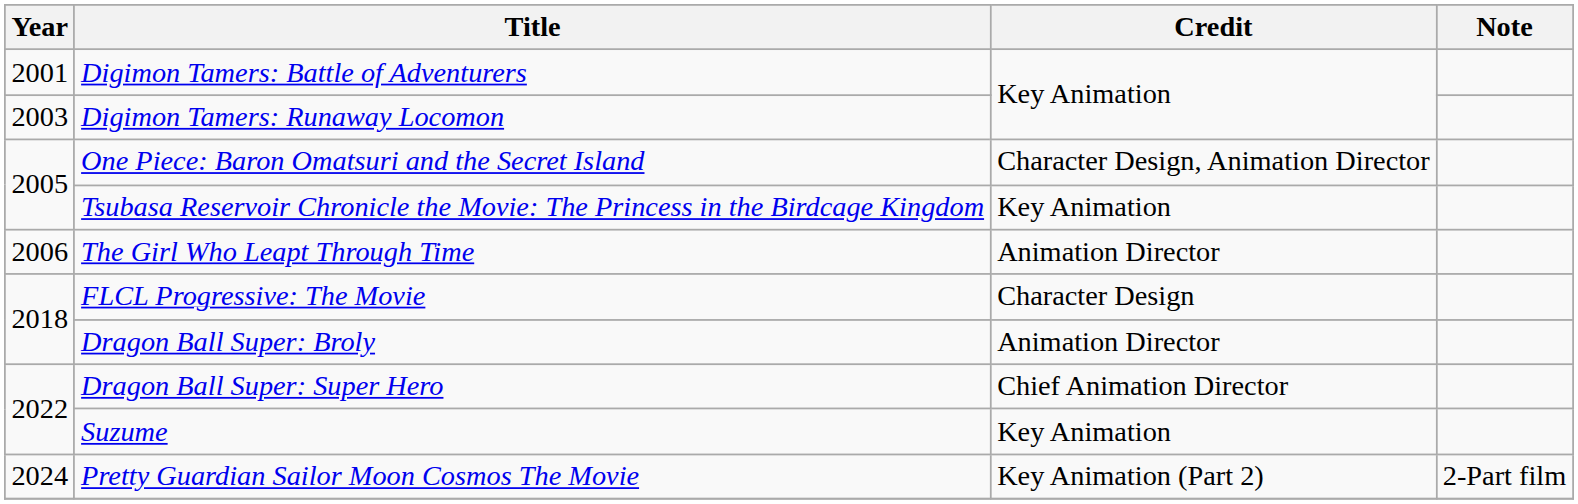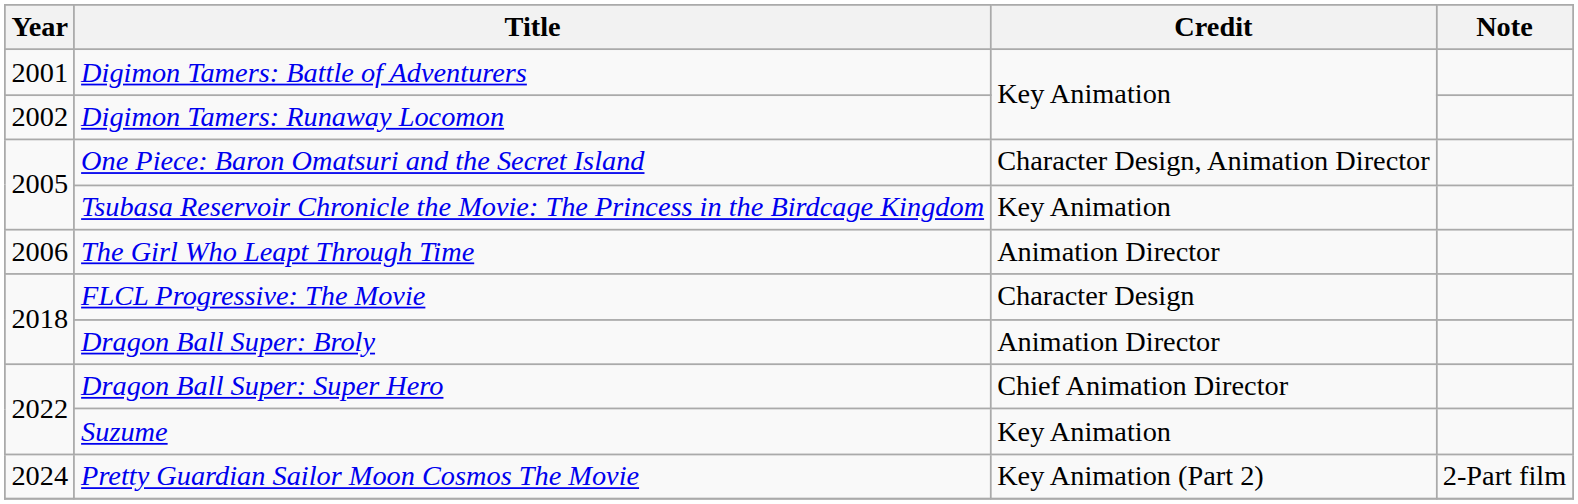(40, 116) 2003 -> (40, 116) 2002
